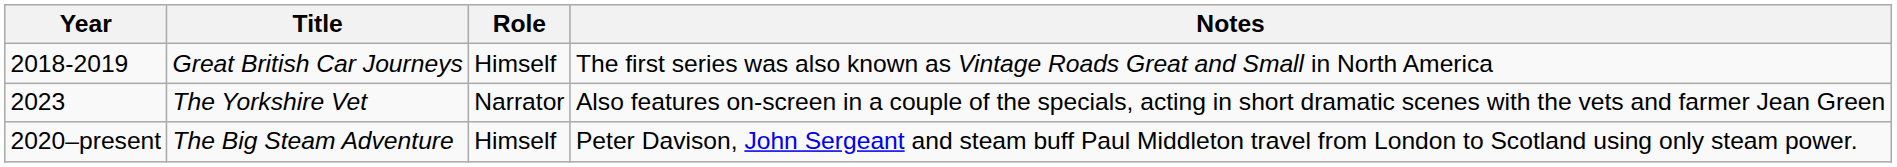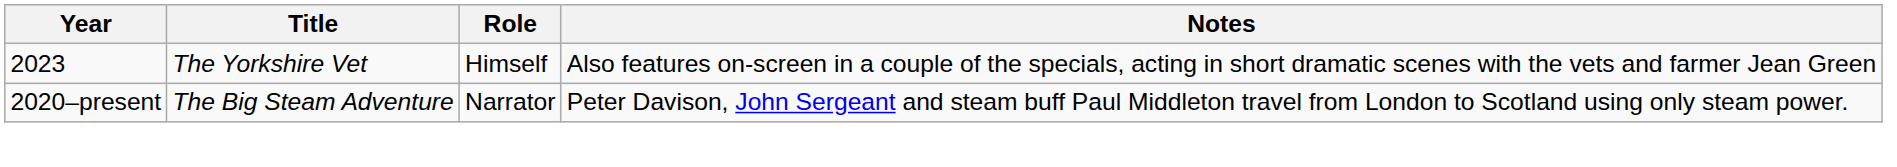- row: (318, 63)
(519, 102) Narrator -> (506, 63) Himself
(515, 141) Himself -> (510, 102) Narrator
